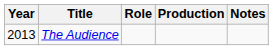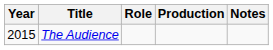(21, 34) 2013 -> (21, 34) 2015
